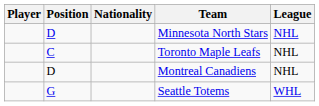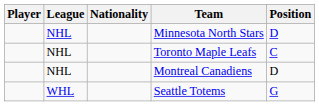columns swapped: (67, 14) <-> (292, 14)
